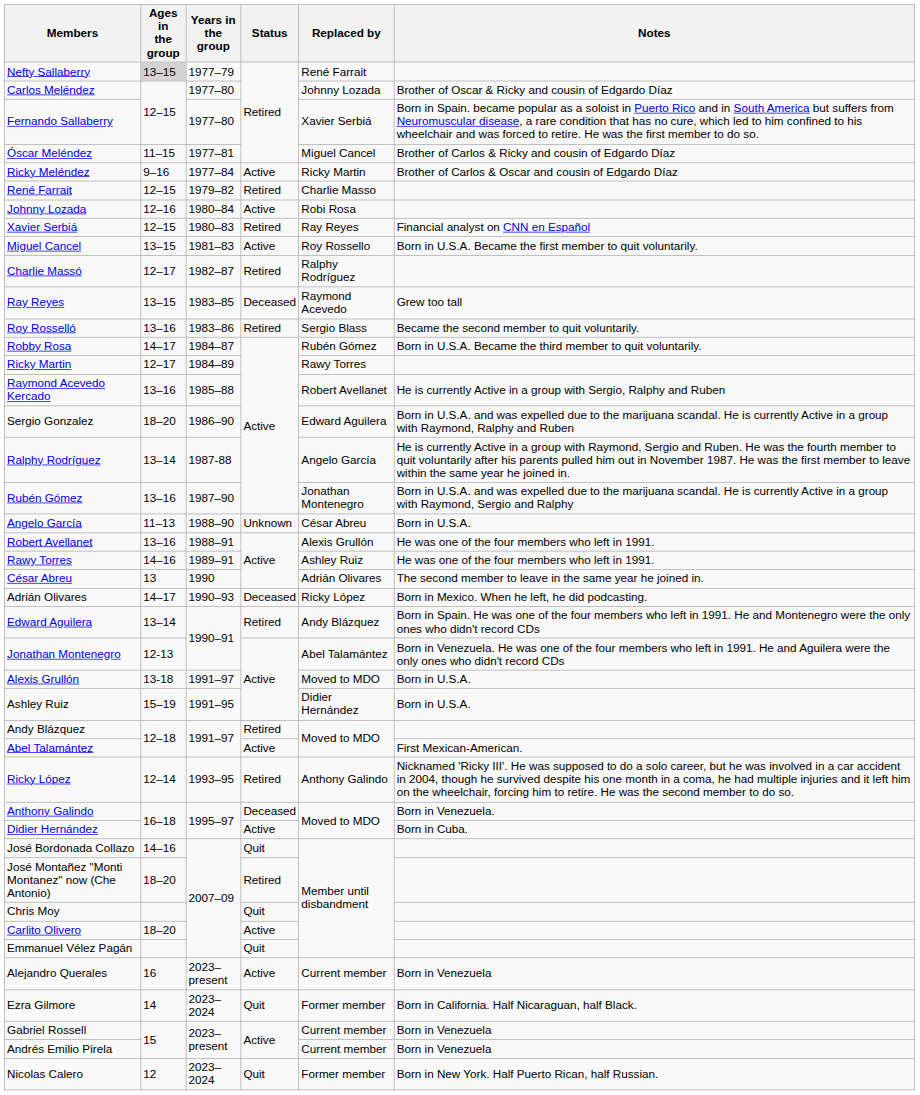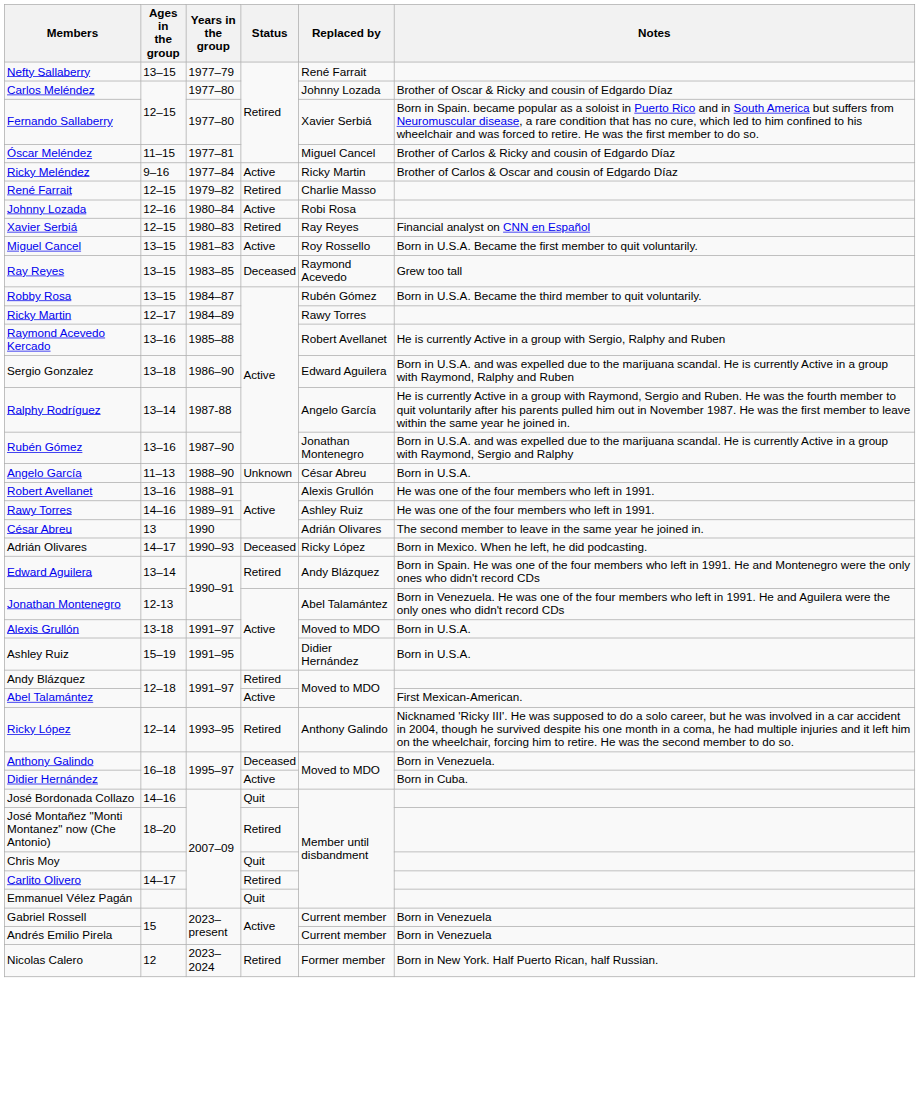(160, 71) lightgrey background -> (160, 71) no background
- row: (44, 271)
- row: (41, 328)
(160, 346) 14–17 -> (160, 296) 13–15
(160, 421) 18–20 -> (160, 371) 13–18
(160, 930) 18–20 -> (160, 880) 14–17
(259, 930) Active -> (262, 880) Retired
- row: (57, 973)
- row: (41, 1005)
(254, 1074) Quit -> (262, 960) Retired
